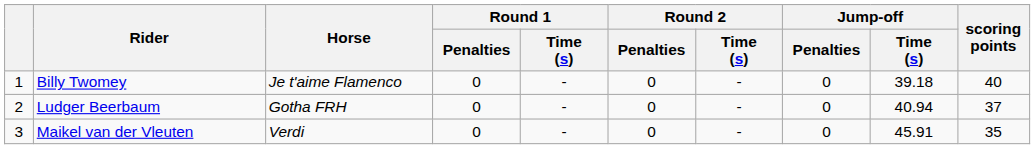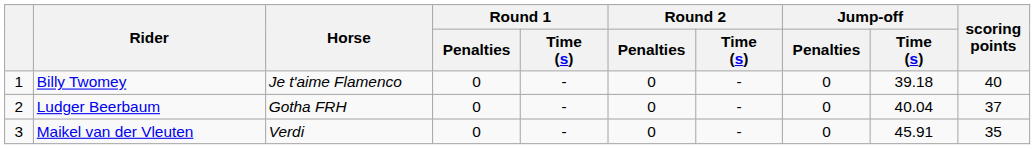(914, 107) 40.94 -> (914, 107) 40.04
